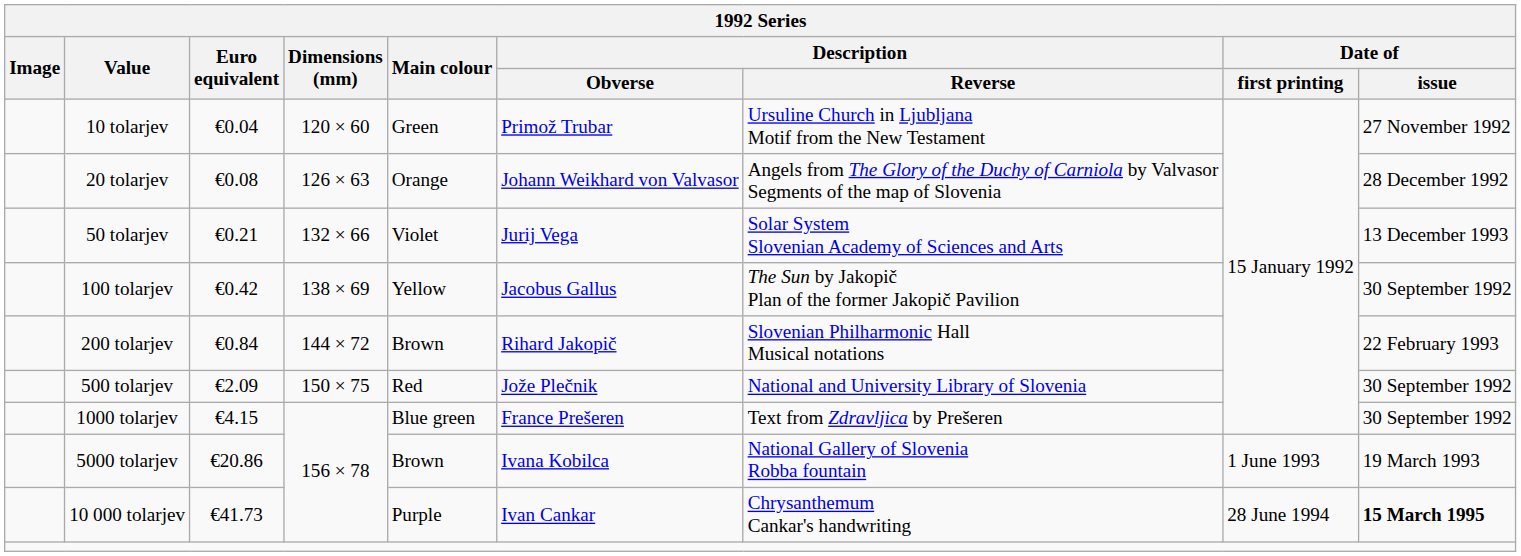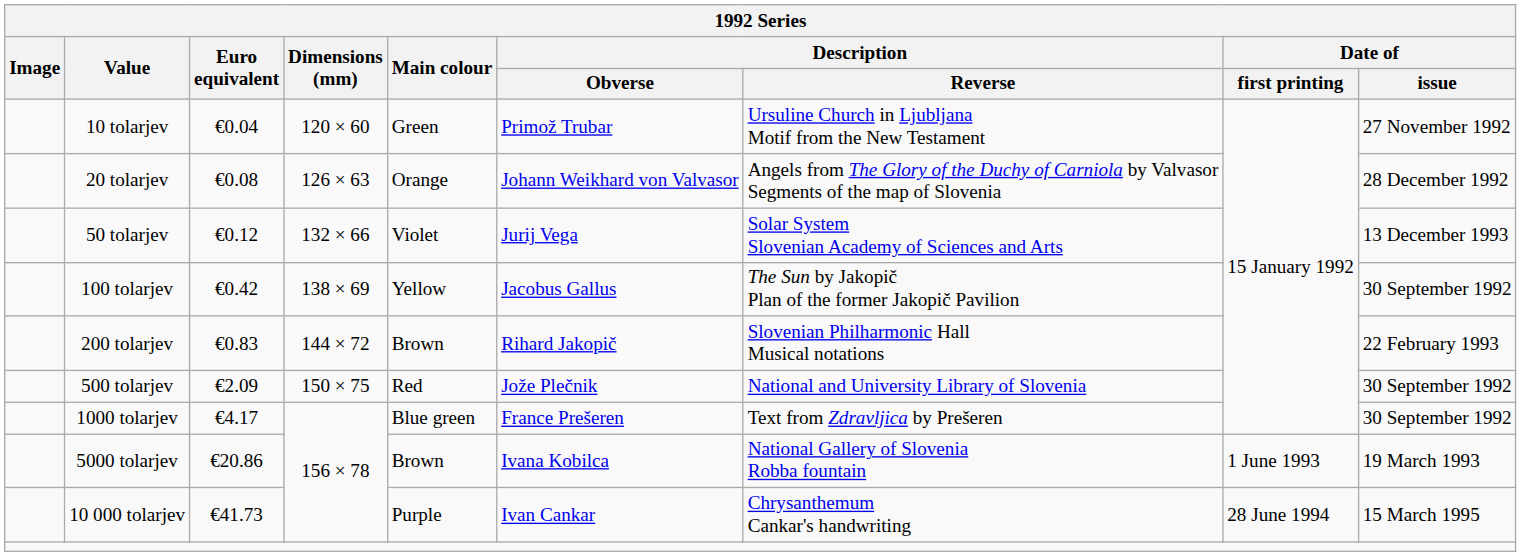(237, 235) €0.21 -> (237, 235) €0.12
(237, 343) €0.84 -> (237, 343) €0.83
(237, 418) €4.15 -> (237, 418) €4.17
(1424, 515) bold -> (1421, 515) normal
